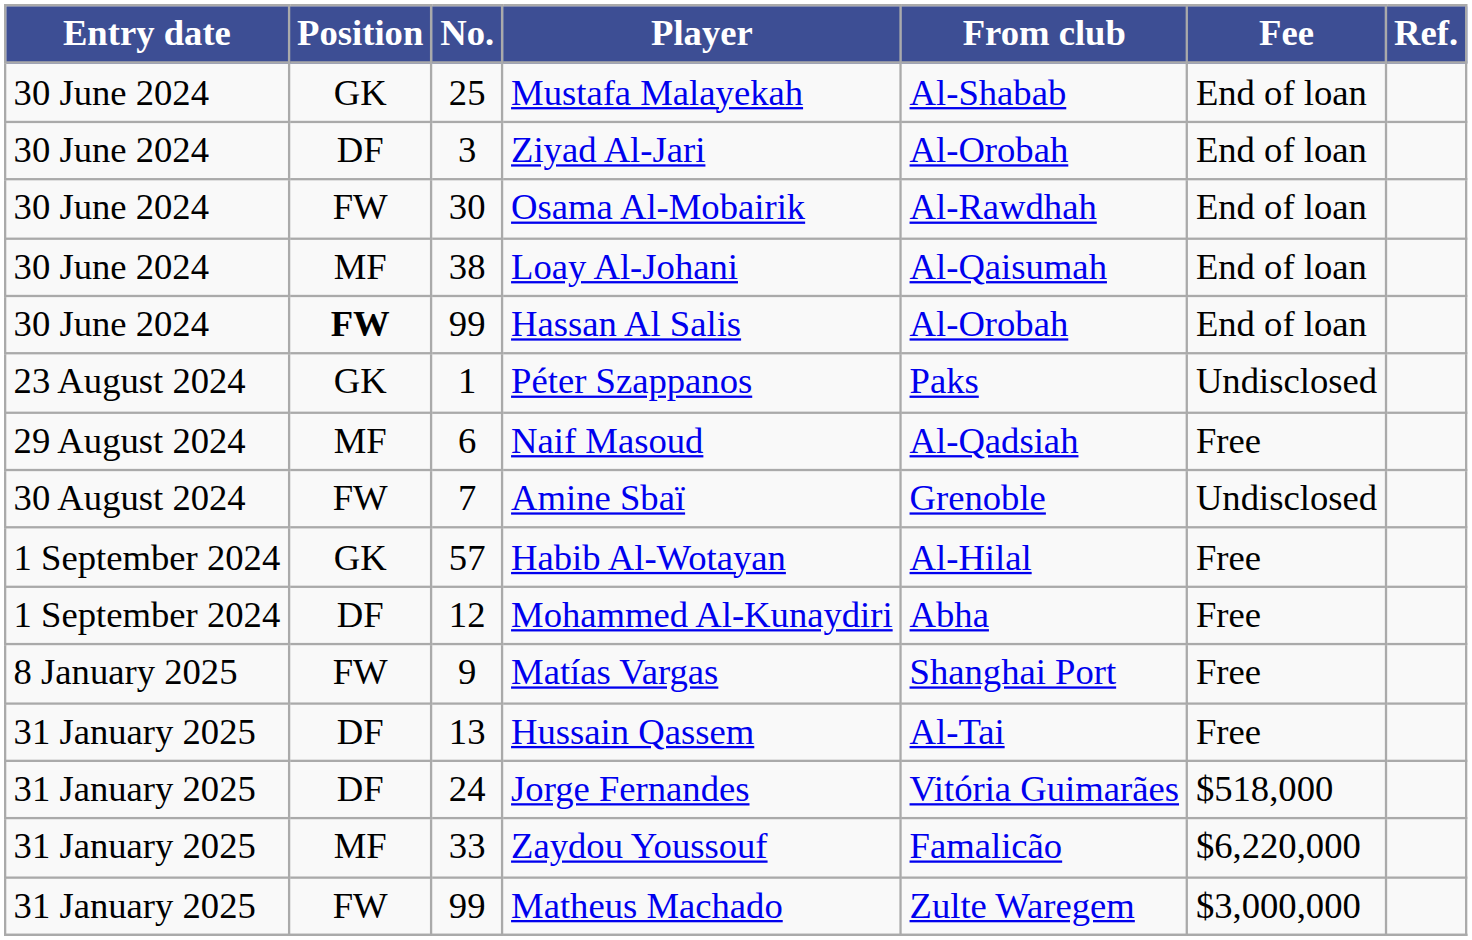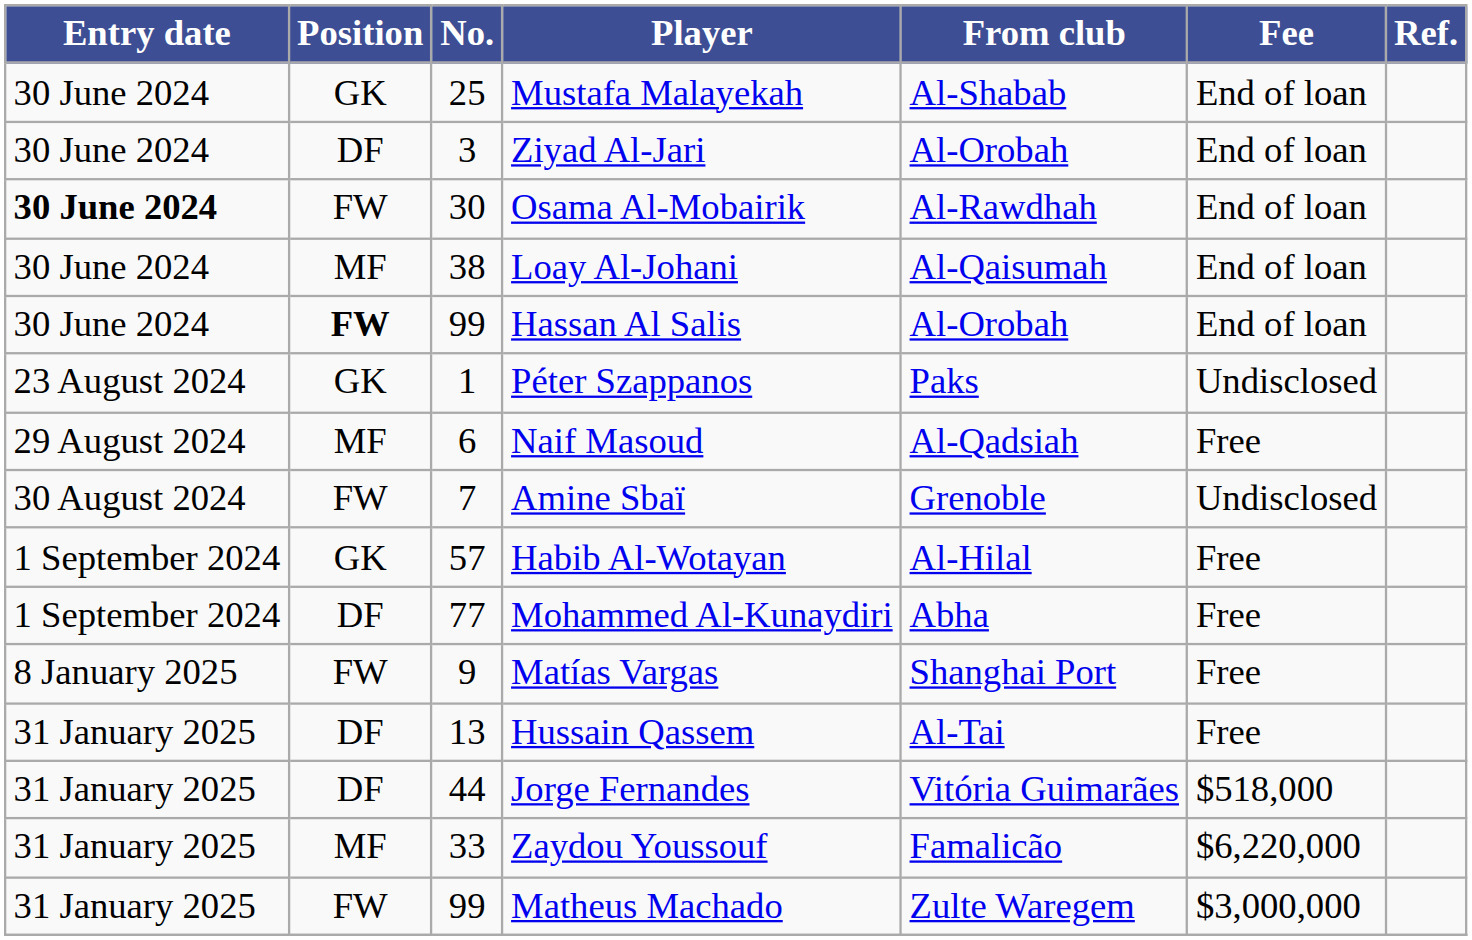(111, 207) normal -> (115, 207) bold
(467, 614) 12 -> (467, 614) 77
(467, 788) 24 -> (467, 788) 44
